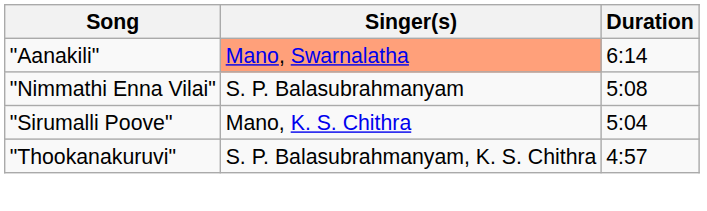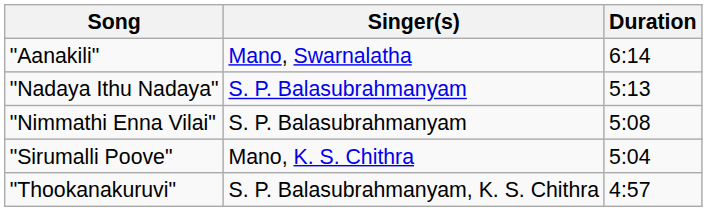(317, 55) lightsalmon background -> (320, 55) no background
+ row: (114, 89)
